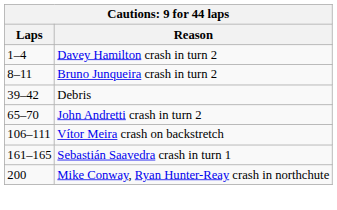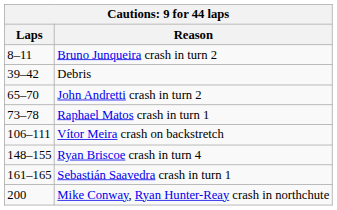- row: (137, 54)
+ row: (133, 114)
+ row: (129, 154)
